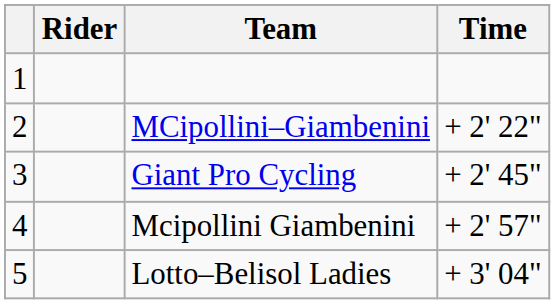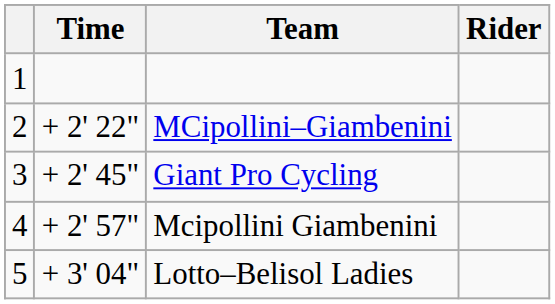columns swapped: (79, 28) <-> (493, 28)
